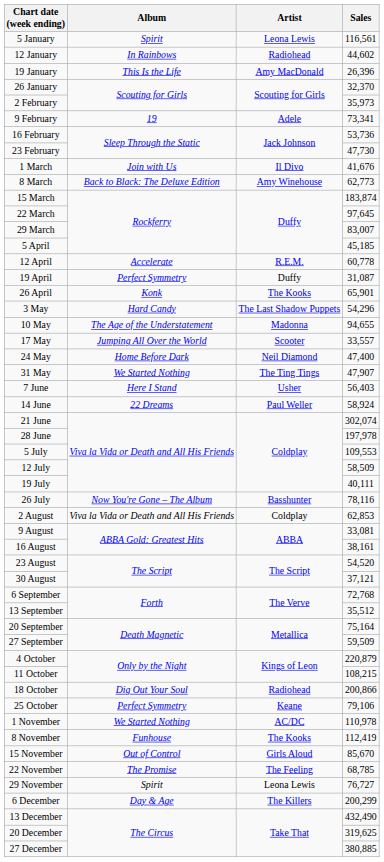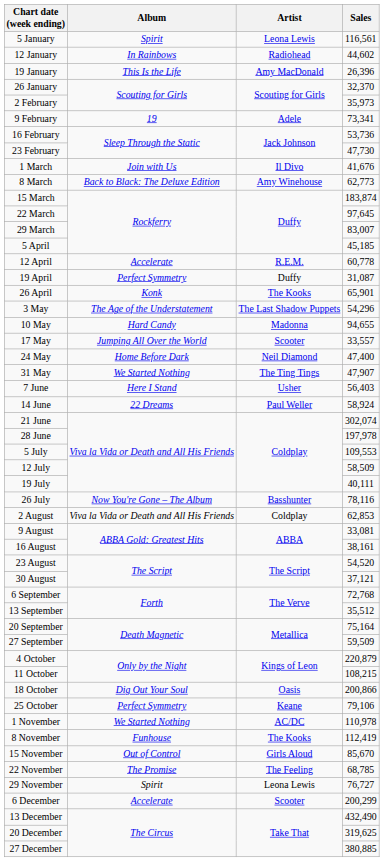(152, 308) Hard Candy -> (152, 308) The Age of the Understatement
(152, 324) The Age of the Understatement -> (152, 324) Hard Candy
(289, 689) Radiohead -> (289, 689) Oasis
(152, 800) Day & Age -> (152, 800) Accelerate
(289, 800) The Killers -> (289, 800) Scooter
